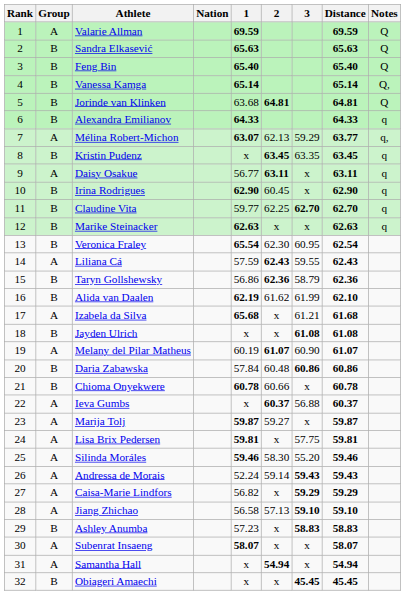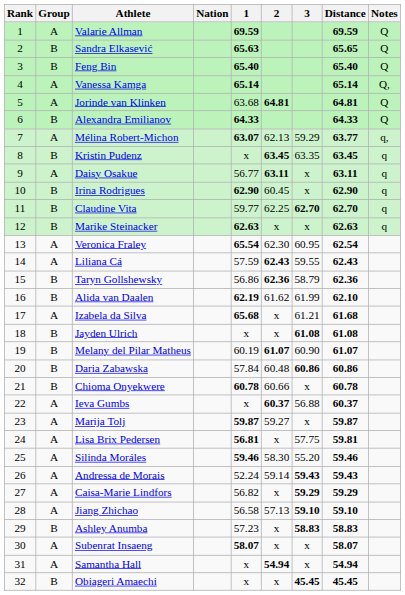(345, 48) 65.63 -> (345, 48) 65.65
(54, 84) B -> (54, 84) A
(54, 102) B -> (54, 102) A
(384, 119) q -> (384, 119) Q
(54, 244) B -> (54, 244) A
(54, 350) A -> (54, 350) B
(246, 439) 59.81 -> (246, 439) 56.81
